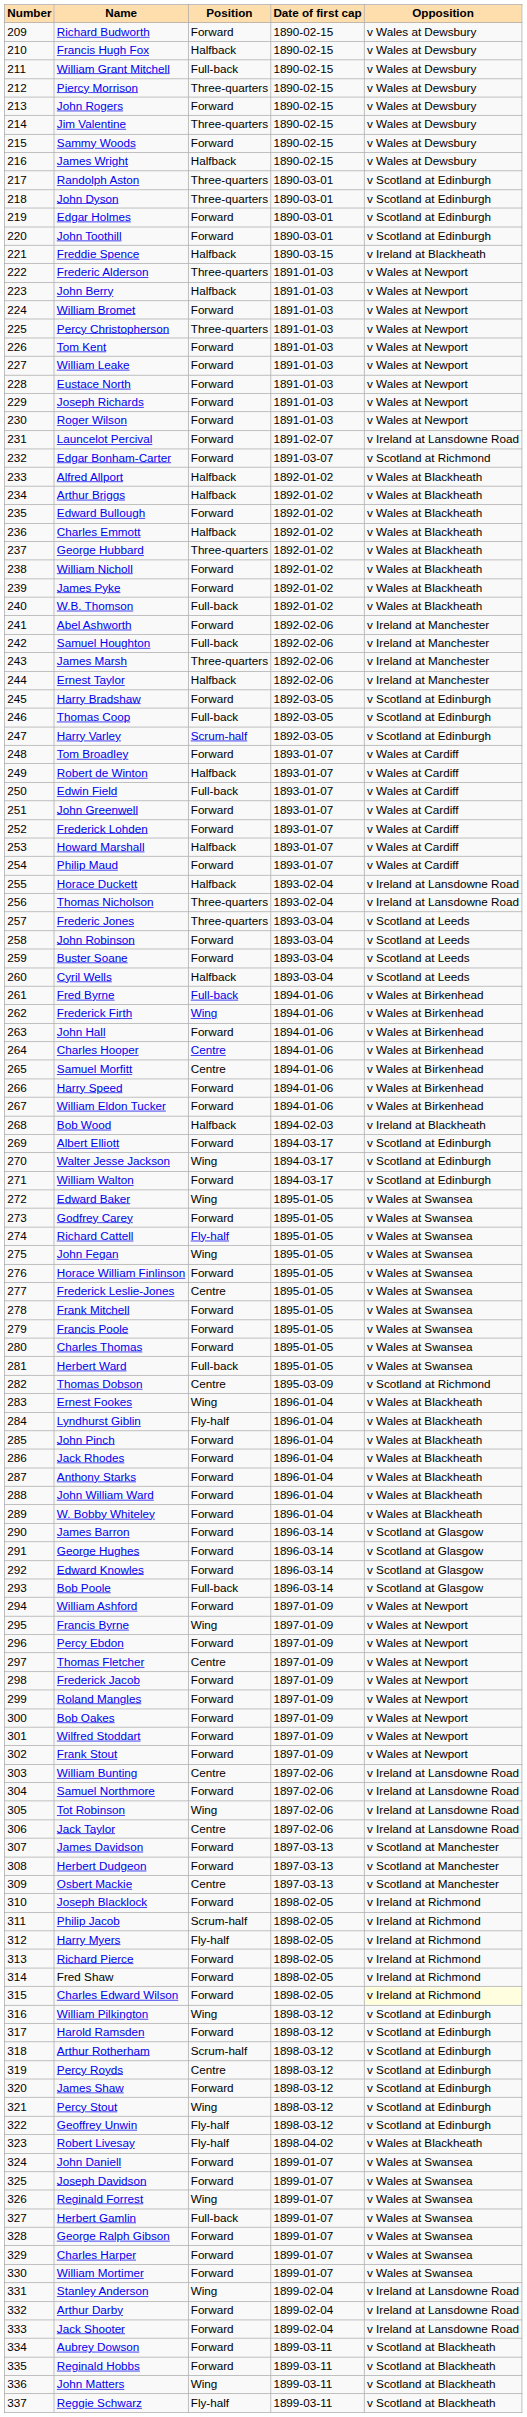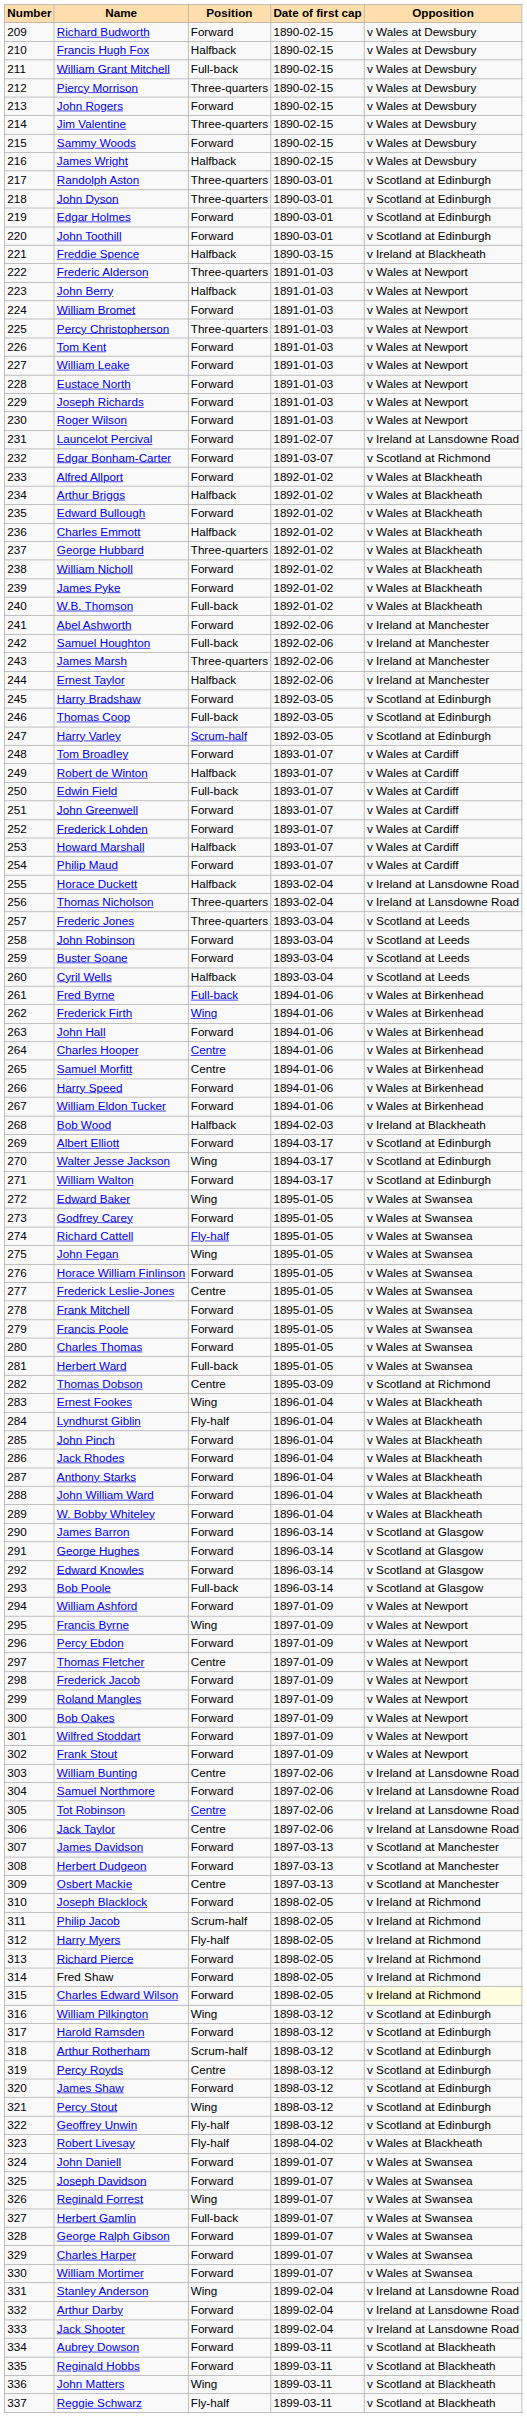(213, 476) Halfback -> (212, 476) Forward
(204, 1810) Wing -> (208, 1810) Centre
